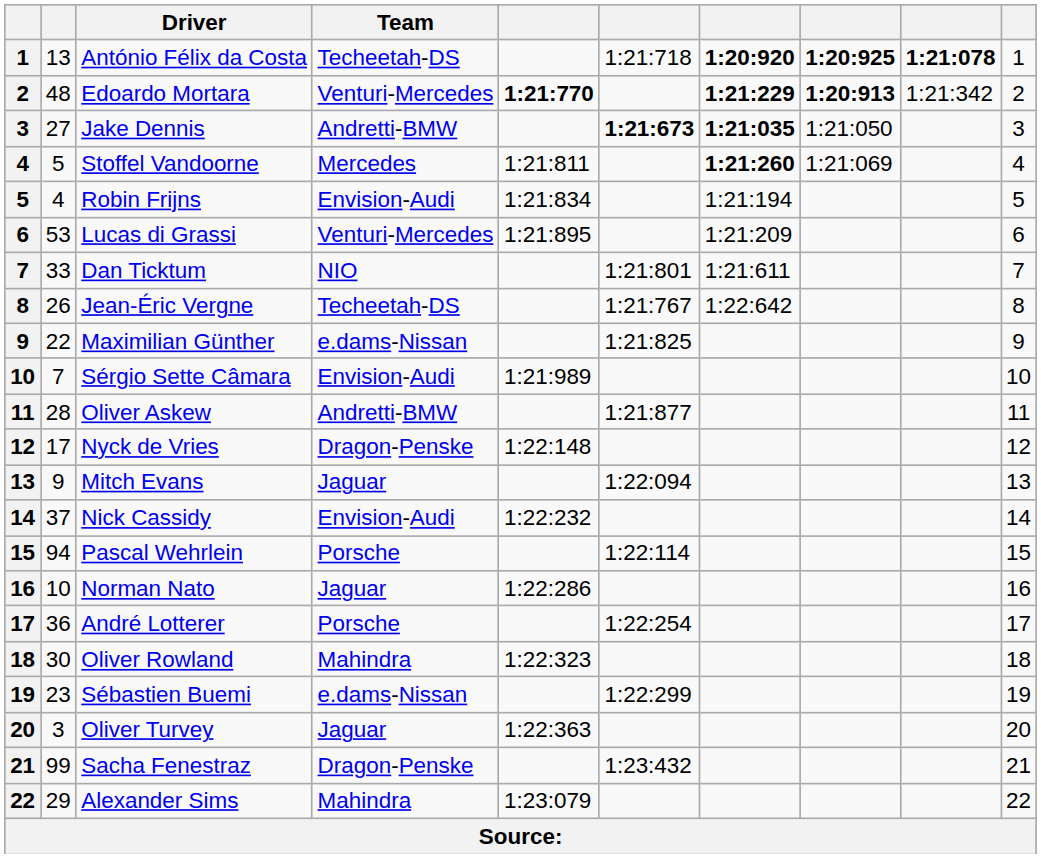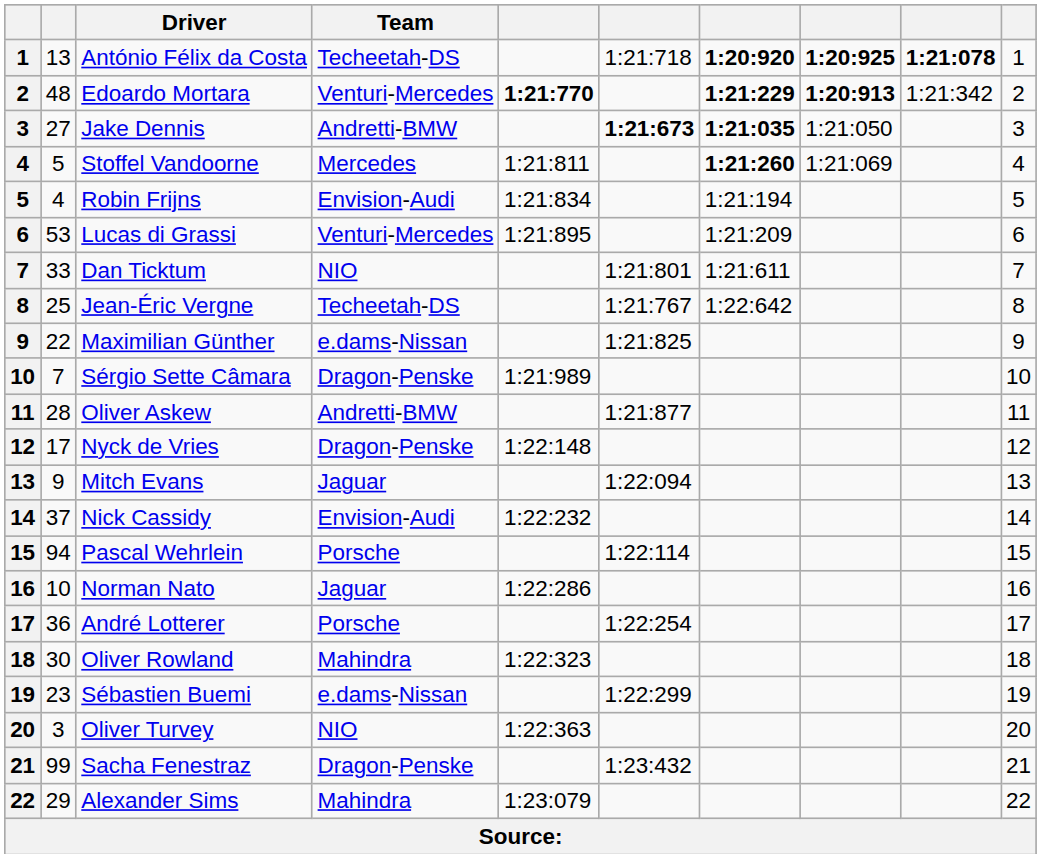(58, 305) 26 -> (58, 305) 25
(386, 376) Envision-Audi -> (396, 376) Dragon-Penske
(352, 730) Jaguar -> (338, 730) NIO
